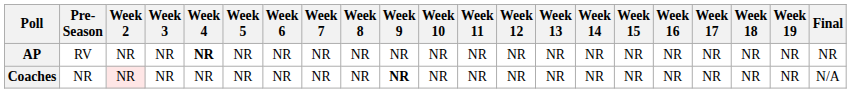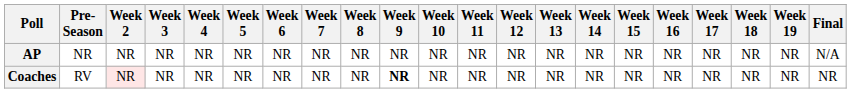(83, 54) RV -> (83, 54) NR
(204, 54) bold -> (204, 54) normal
(828, 54) NR -> (828, 54) N/A
(83, 77) NR -> (83, 77) RV
(828, 77) N/A -> (828, 77) NR
